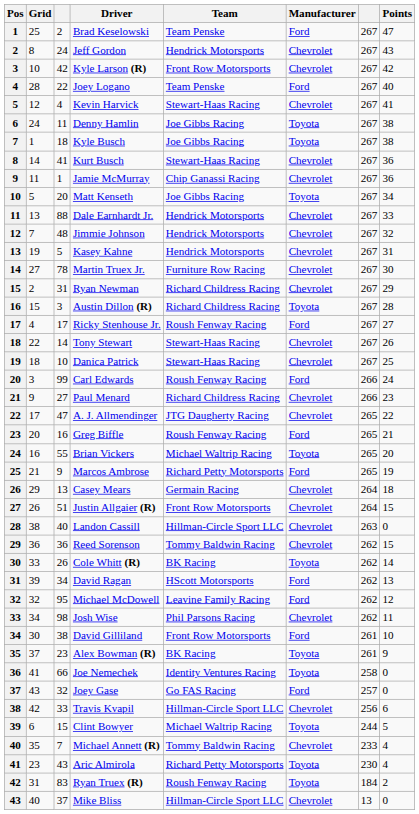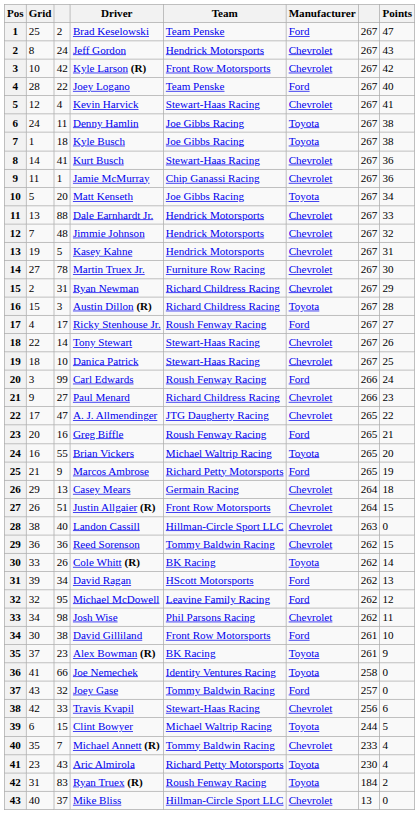(201, 690) Go FAS Racing -> (220, 690) Tommy Baldwin Racing
(225, 709) Hillman-Circle Sport LLC -> (213, 709) Stewart-Haas Racing
